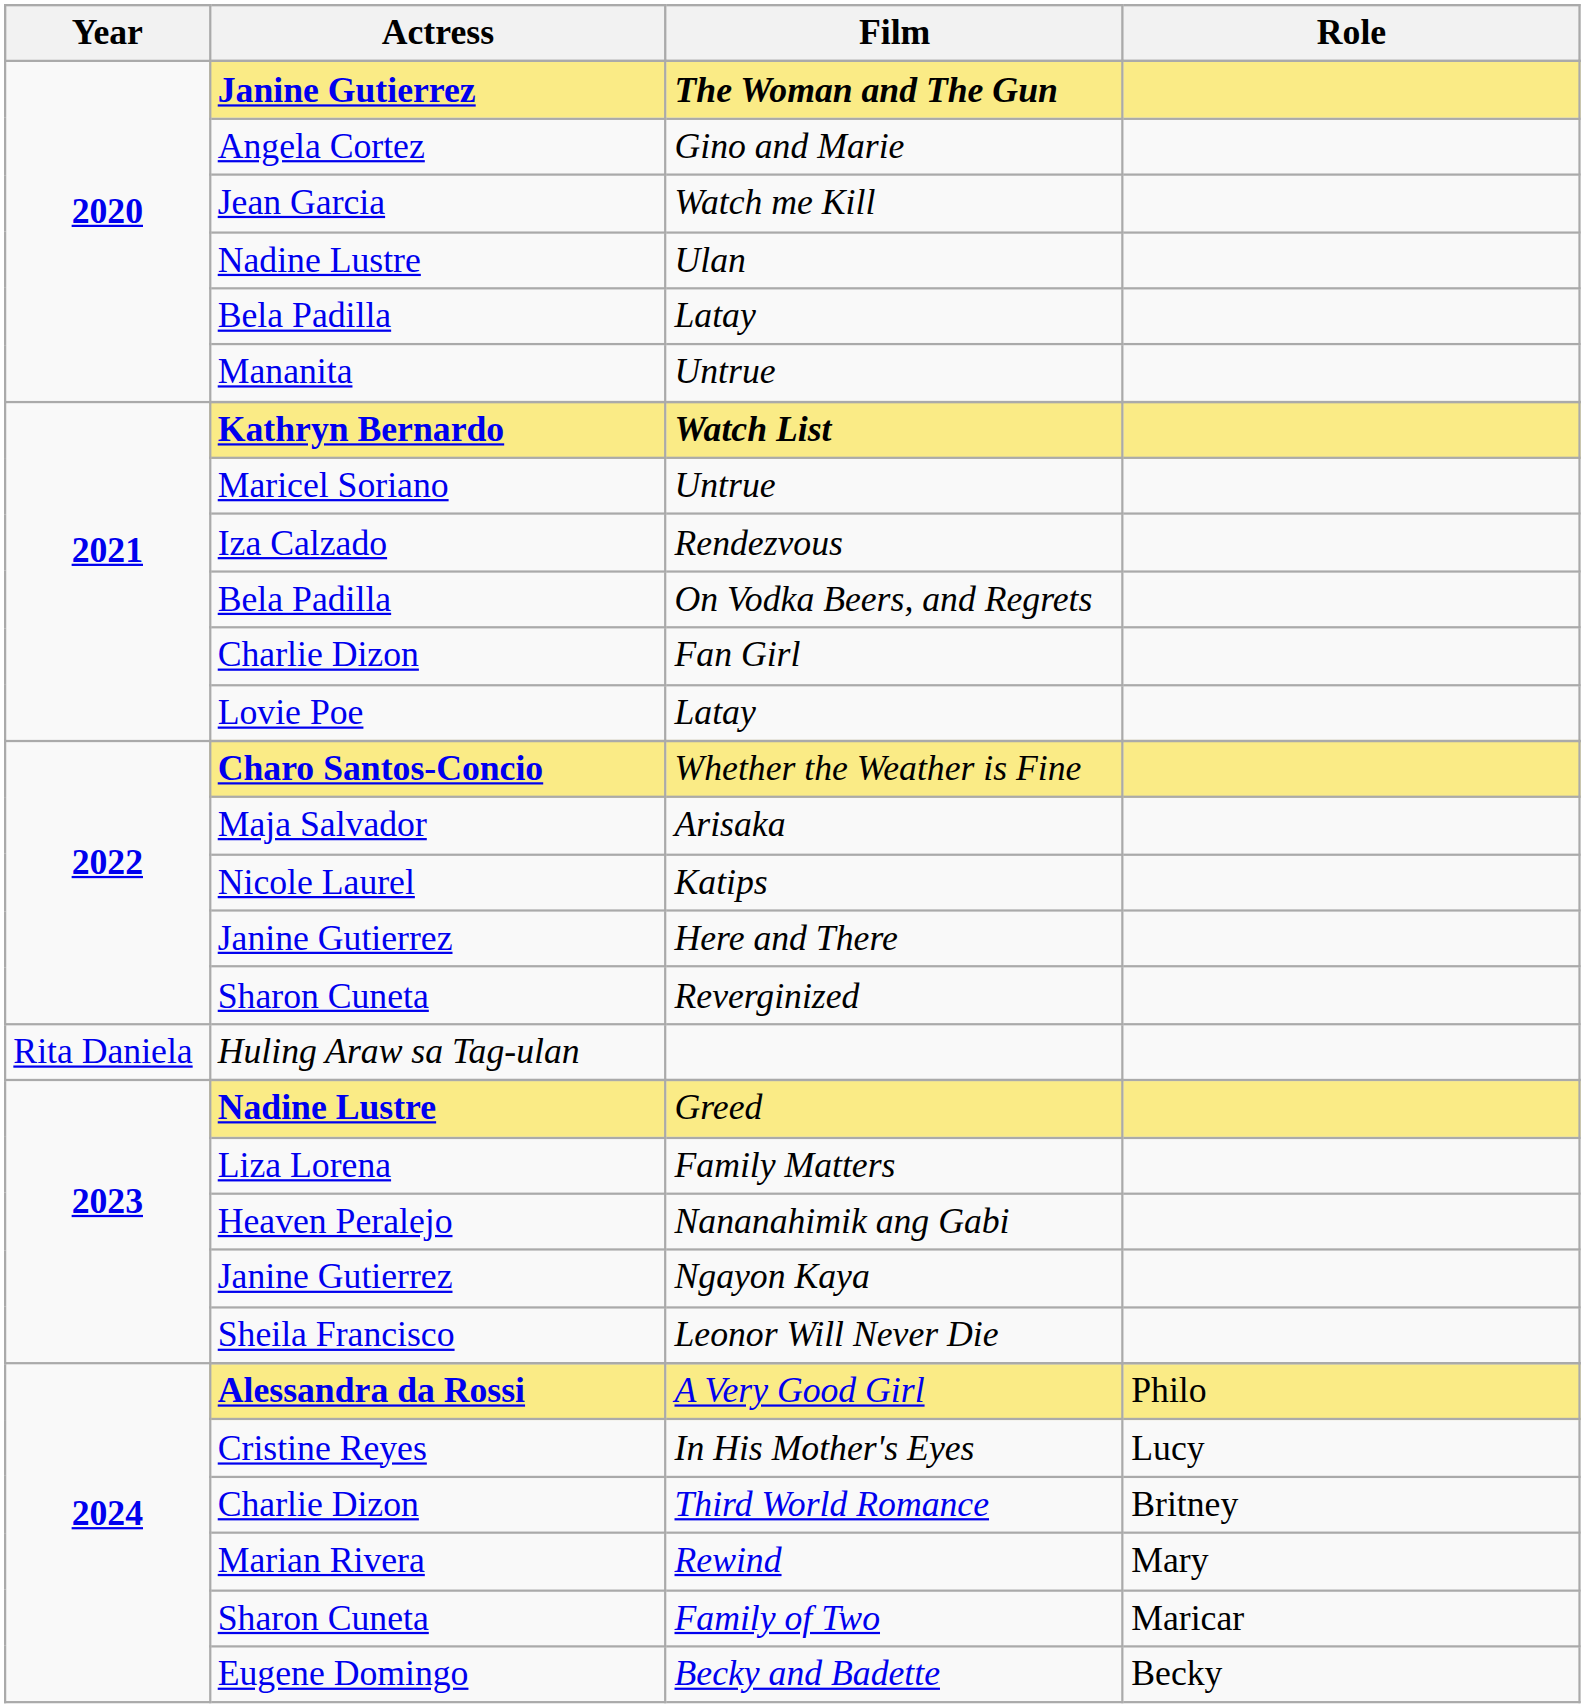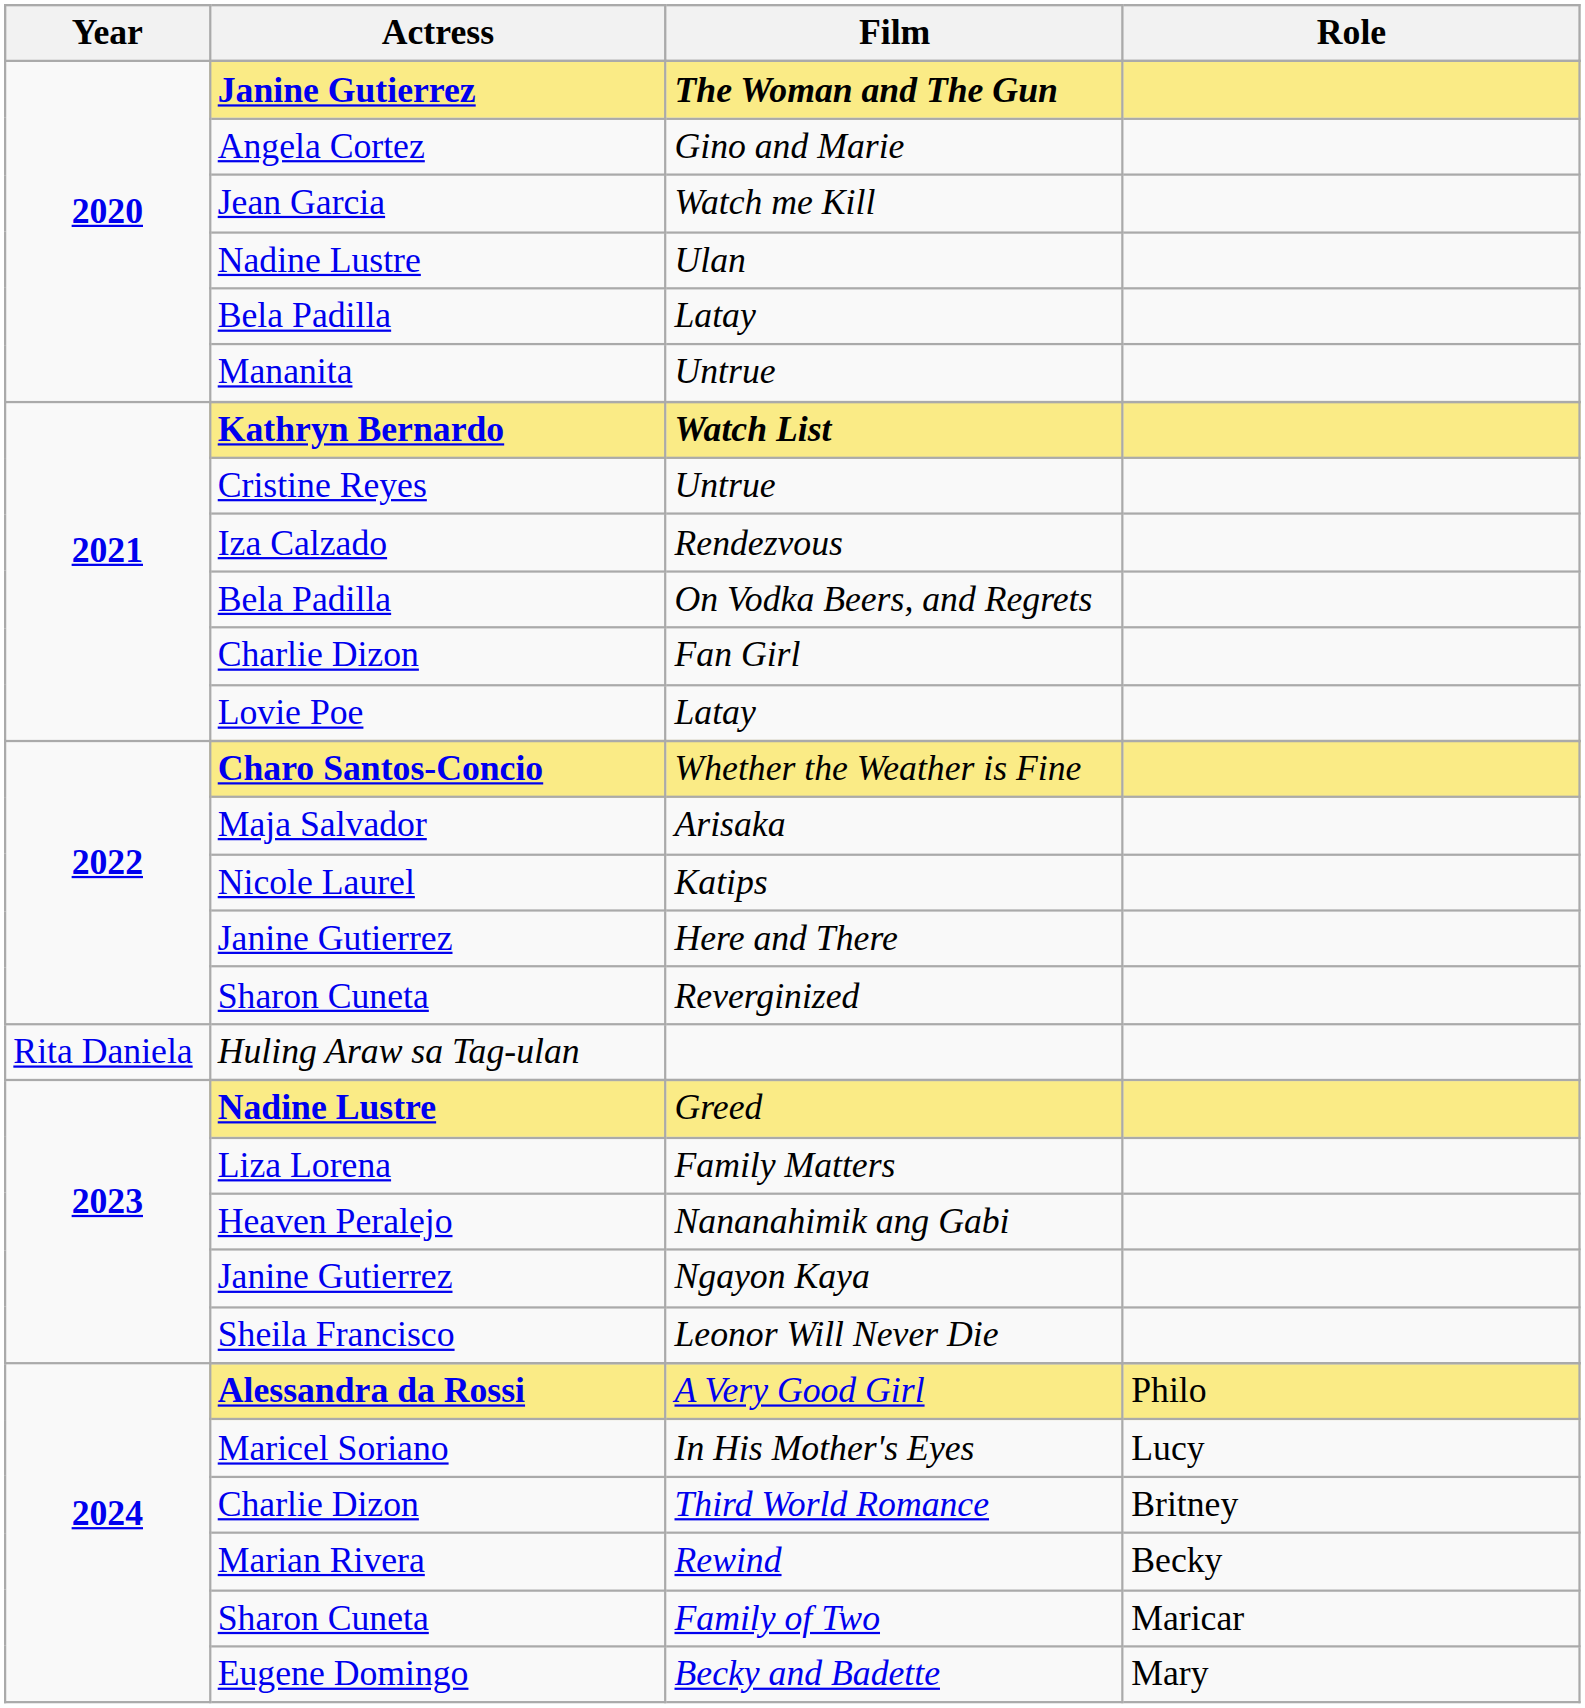(333, 485) Maricel Soriano -> (322, 485) Cristine Reyes
(322, 1447) Cristine Reyes -> (333, 1447) Maricel Soriano
(1170, 1560) Mary -> (1177, 1560) Becky
(1177, 1673) Becky -> (1170, 1673) Mary
